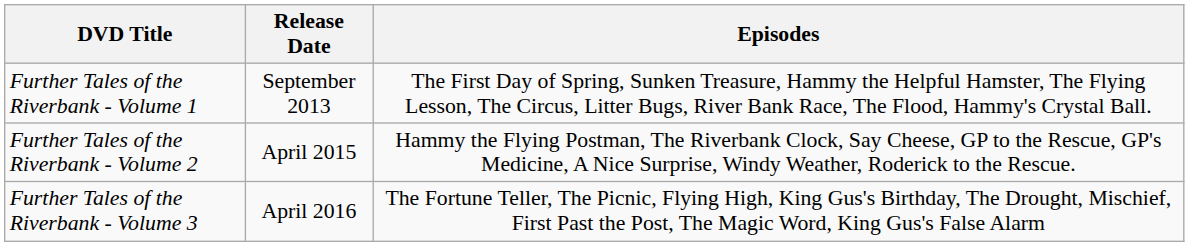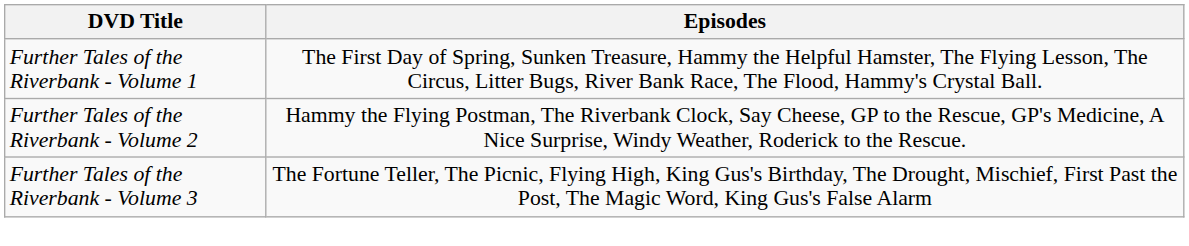- column: (309, 33)
